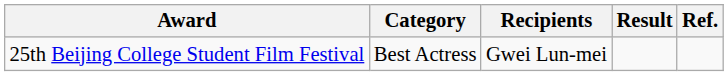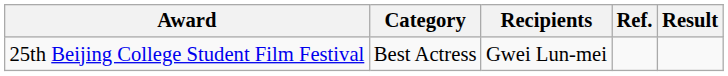columns swapped: (645, 20) <-> (700, 20)
